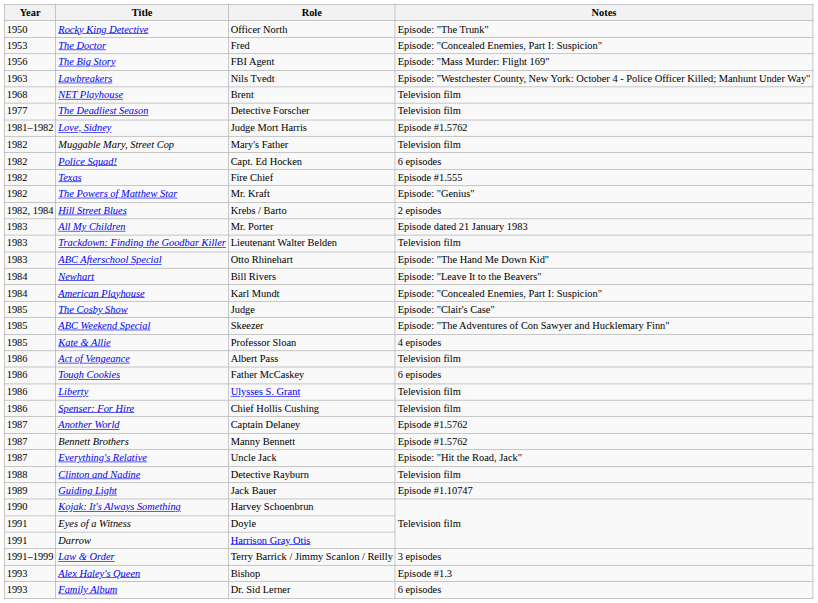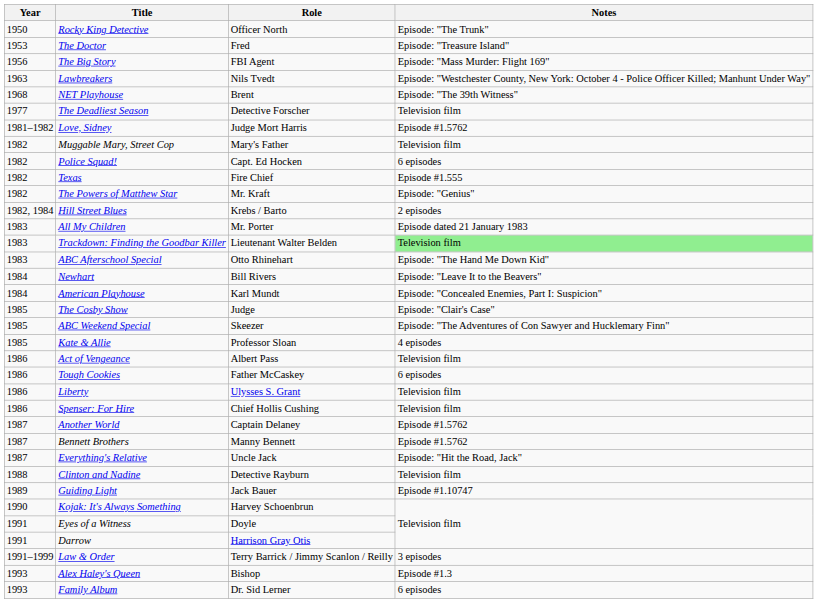(500, 45) Episode: "Concealed Enemies, Part I: Suspicion" -> (453, 45) Episode: "Treasure Island"
(429, 95) Television film -> (458, 95) Episode: "The 39th Witness"
(429, 243) no background -> (429, 243) lightgreen background
